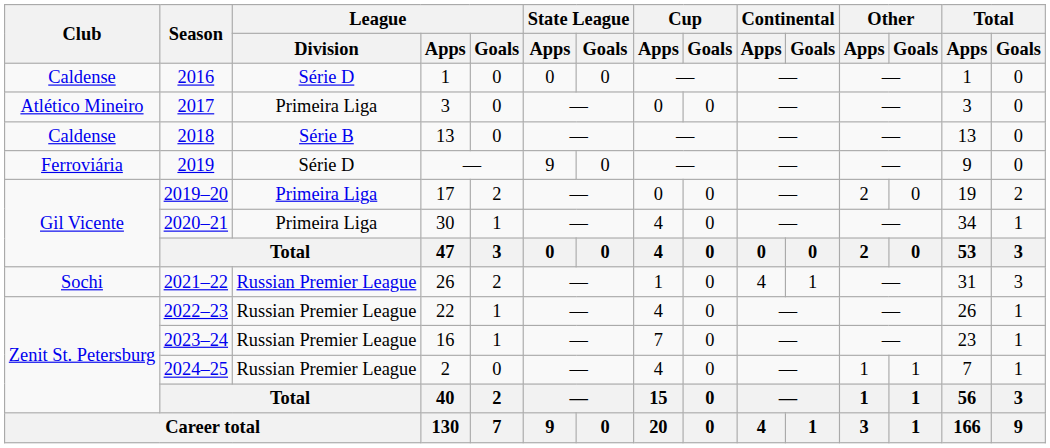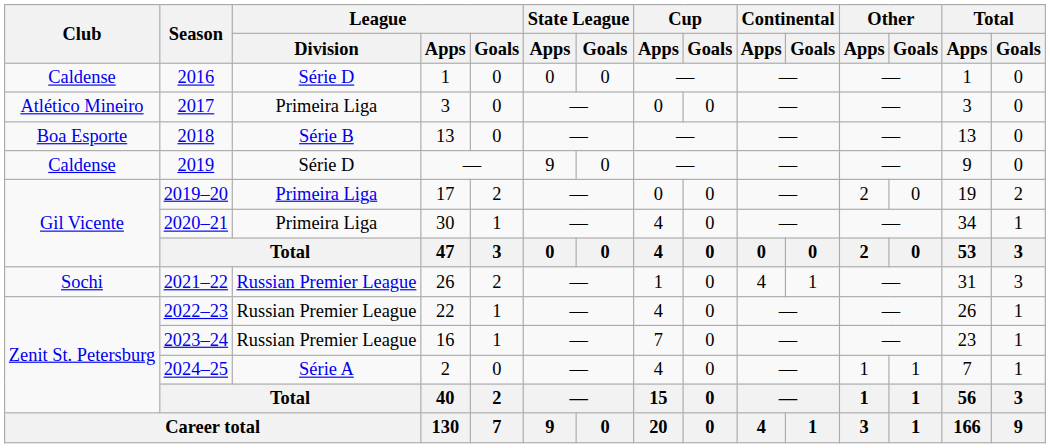(82, 135) Caldense -> (82, 135) Boa Esporte
(82, 164) Ferroviária -> (82, 164) Caldense
(326, 369) Russian Premier League -> (326, 369) Série A
